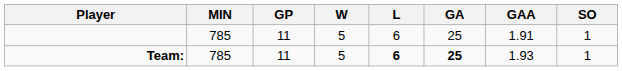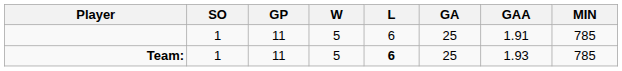columns swapped: (220, 14) <-> (587, 14)
(455, 55) bold -> (450, 55) normal
